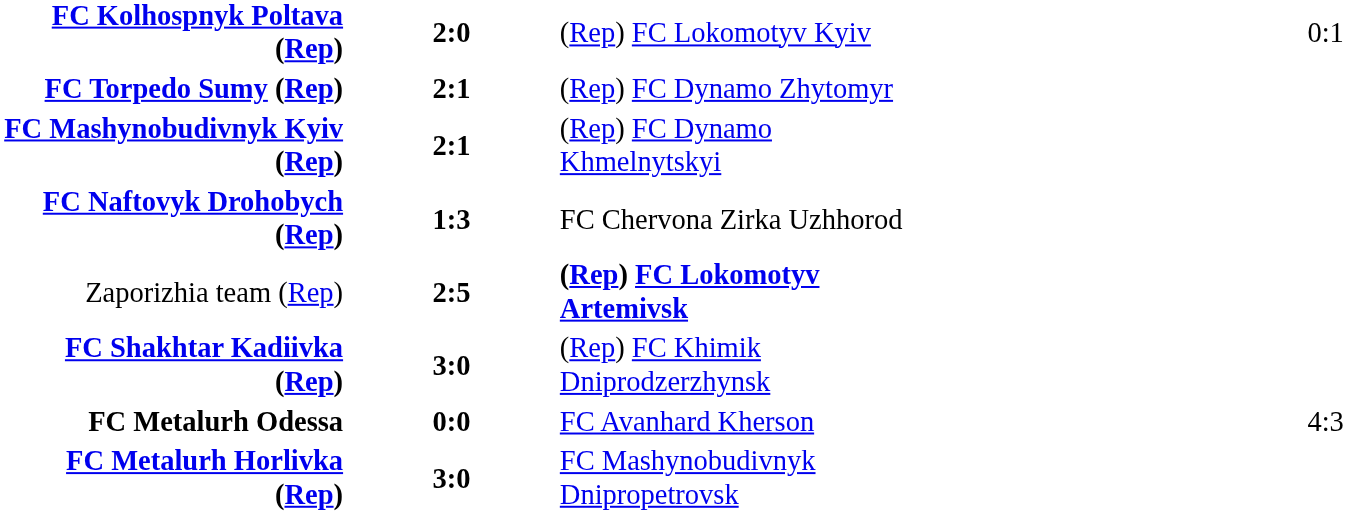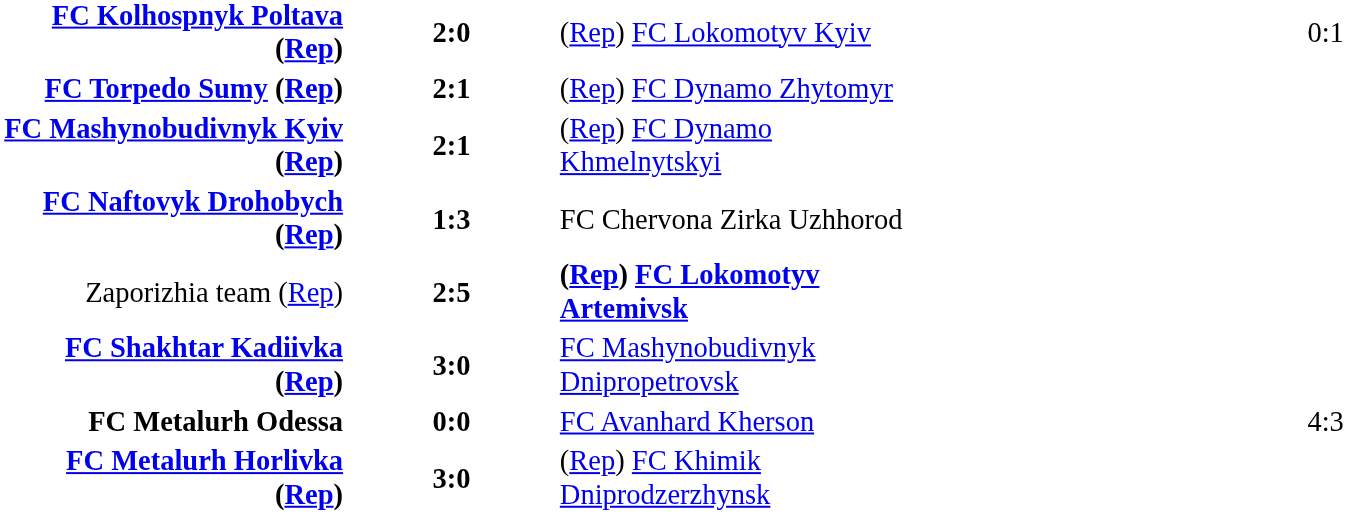(665, 364) (Rep) FC Khimik Dniprodzerzhynsk -> (688, 364) FC Mashynobudivnyk Dnipropetrovsk
(688, 477) FC Mashynobudivnyk Dnipropetrovsk -> (665, 477) (Rep) FC Khimik Dniprodzerzhynsk
